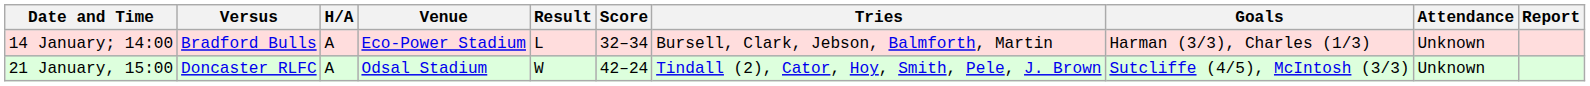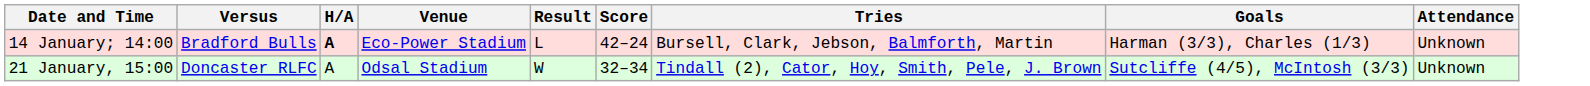- column: (1551, 17)
(329, 43) normal -> (329, 43) bold
(624, 43) 32–34 -> (624, 43) 42–24
(624, 68) 42–24 -> (624, 68) 32–34
